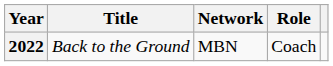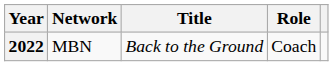columns swapped: (121, 18) <-> (230, 18)
